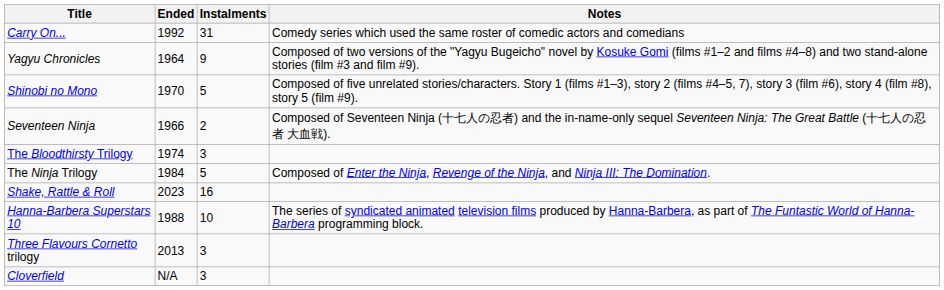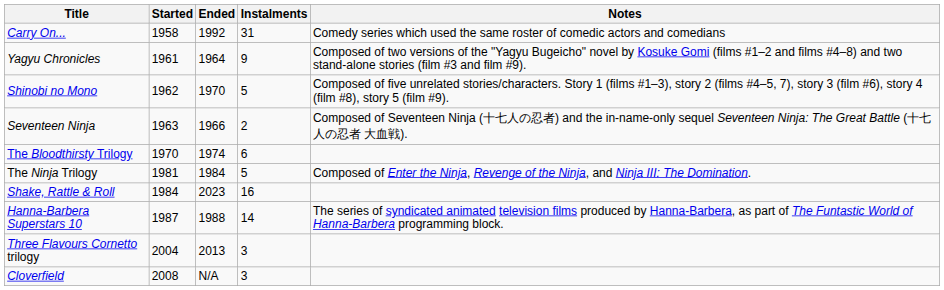+ column: (172, 14)
(203, 154) 3 -> (244, 154) 6
(206, 218) 10 -> (247, 218) 14
